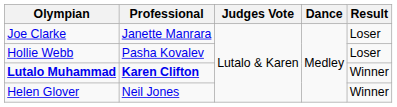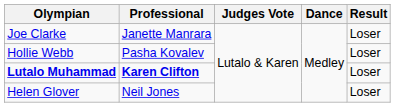(369, 72) Winner -> (365, 72) Loser
(369, 92) Winner -> (365, 92) Loser
